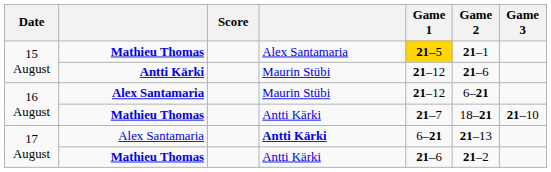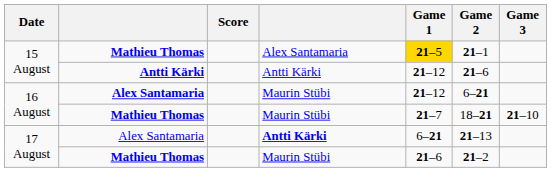(296, 72) Maurin Stübi -> (292, 72) Antti Kärki
(292, 115) Antti Kärki -> (296, 115) Maurin Stübi
(292, 157) Antti Kärki -> (296, 157) Maurin Stübi
